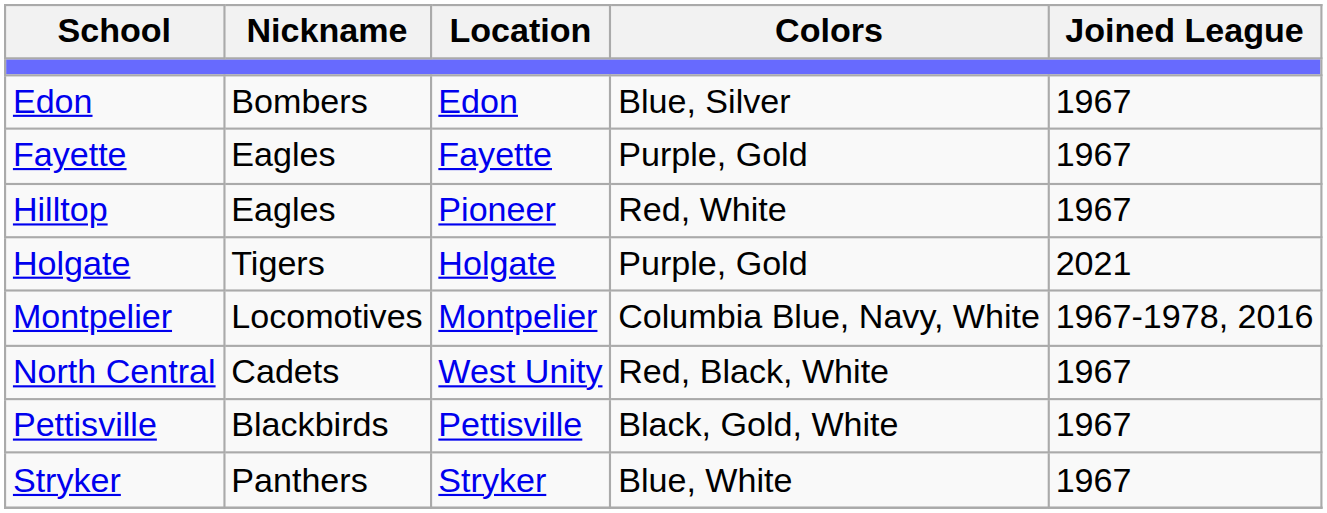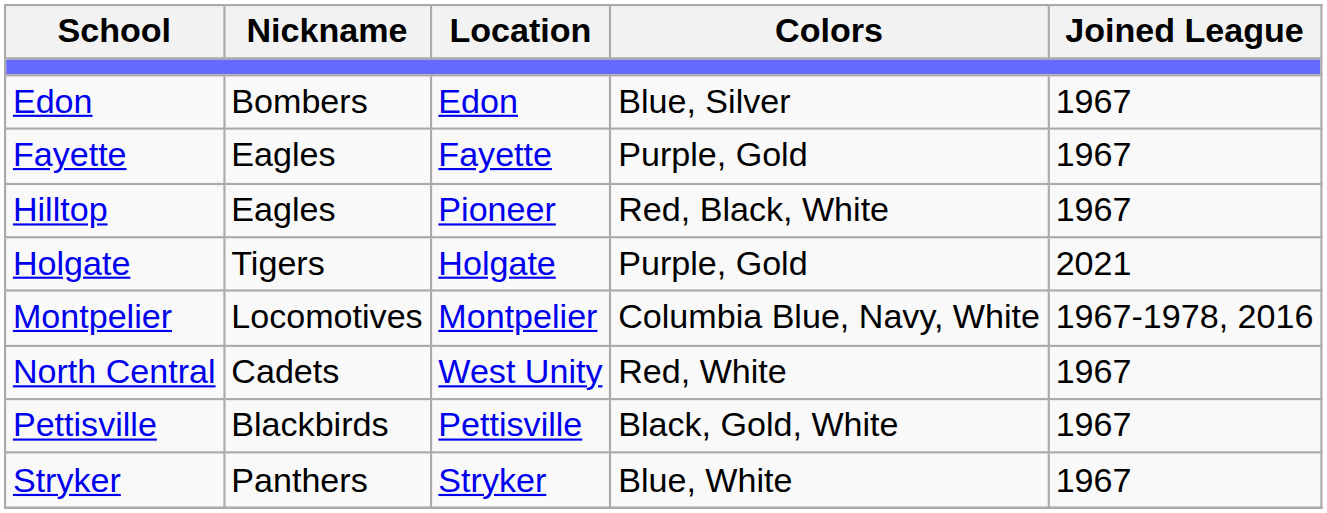(702, 209) Red, White -> (754, 209) Red, Black, White
(754, 371) Red, Black, White -> (702, 371) Red, White
